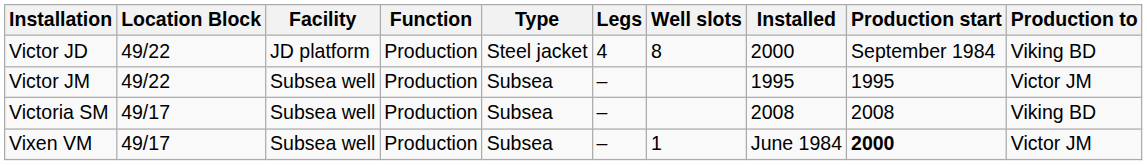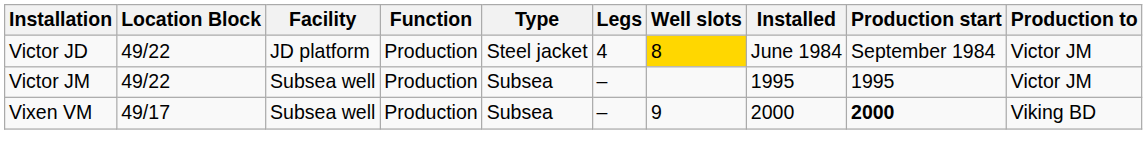(657, 50) no background -> (657, 50) gold background
(773, 50) 2000 -> (796, 50) June 1984
(1053, 50) Viking BD -> (1051, 50) Victor JM
- row: (59, 112)
(657, 143) 1 -> (657, 112) 9
(796, 143) June 1984 -> (773, 112) 2000
(1051, 143) Victor JM -> (1053, 112) Viking BD
